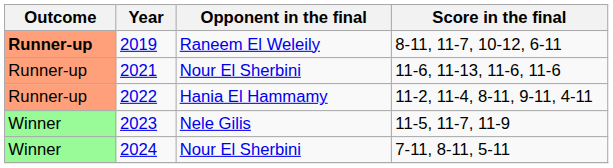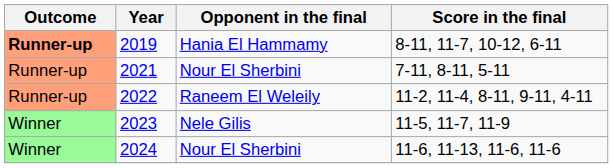(250, 44) Raneem El Weleily -> (254, 44) Hania El Hammamy
(478, 70) 11-6, 11-13, 11-6, 11-6 -> (453, 70) 7-11, 8-11, 5-11
(254, 96) Hania El Hammamy -> (250, 96) Raneem El Weleily
(453, 149) 7-11, 8-11, 5-11 -> (478, 149) 11-6, 11-13, 11-6, 11-6
